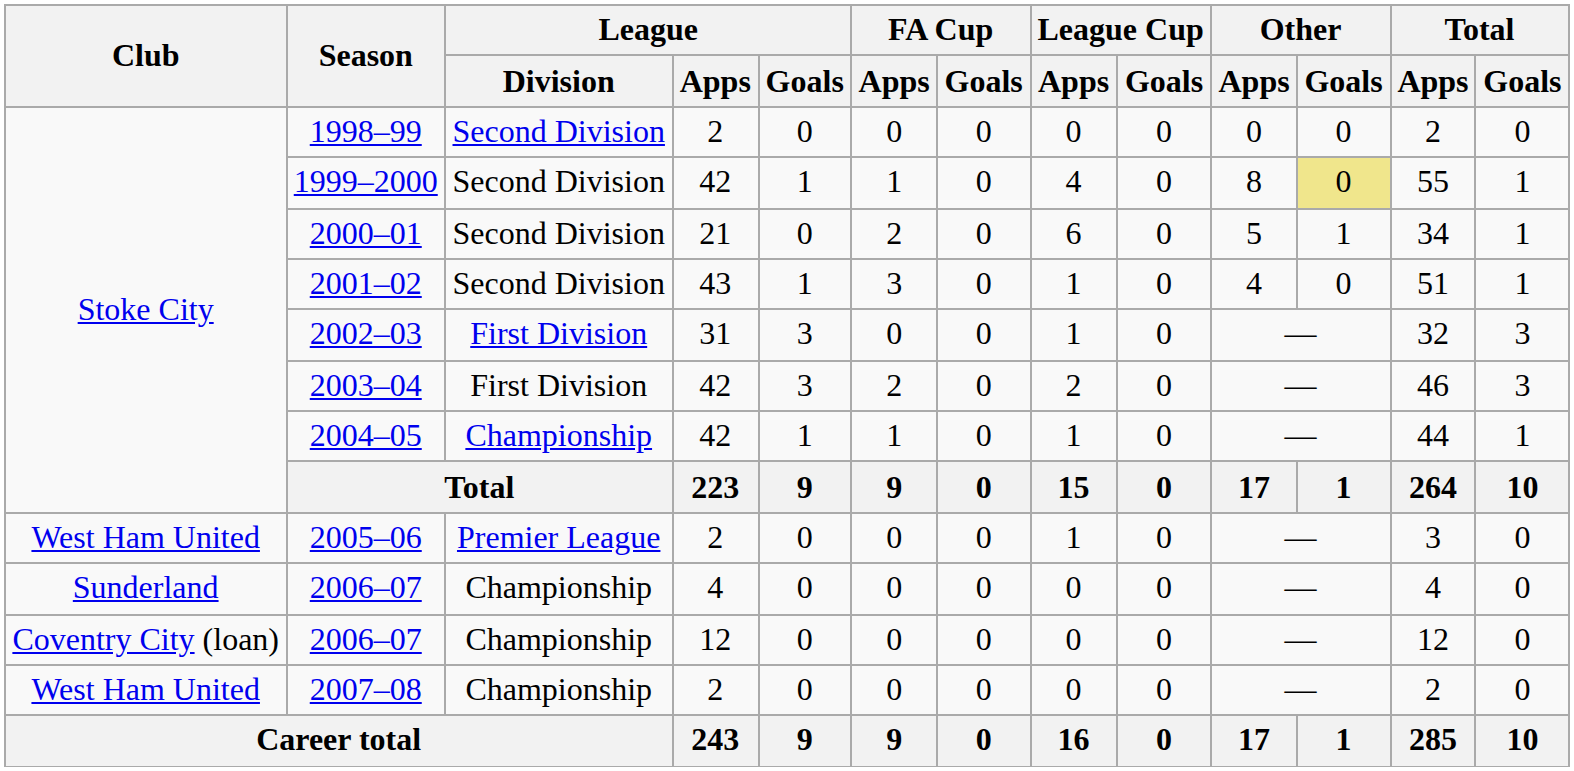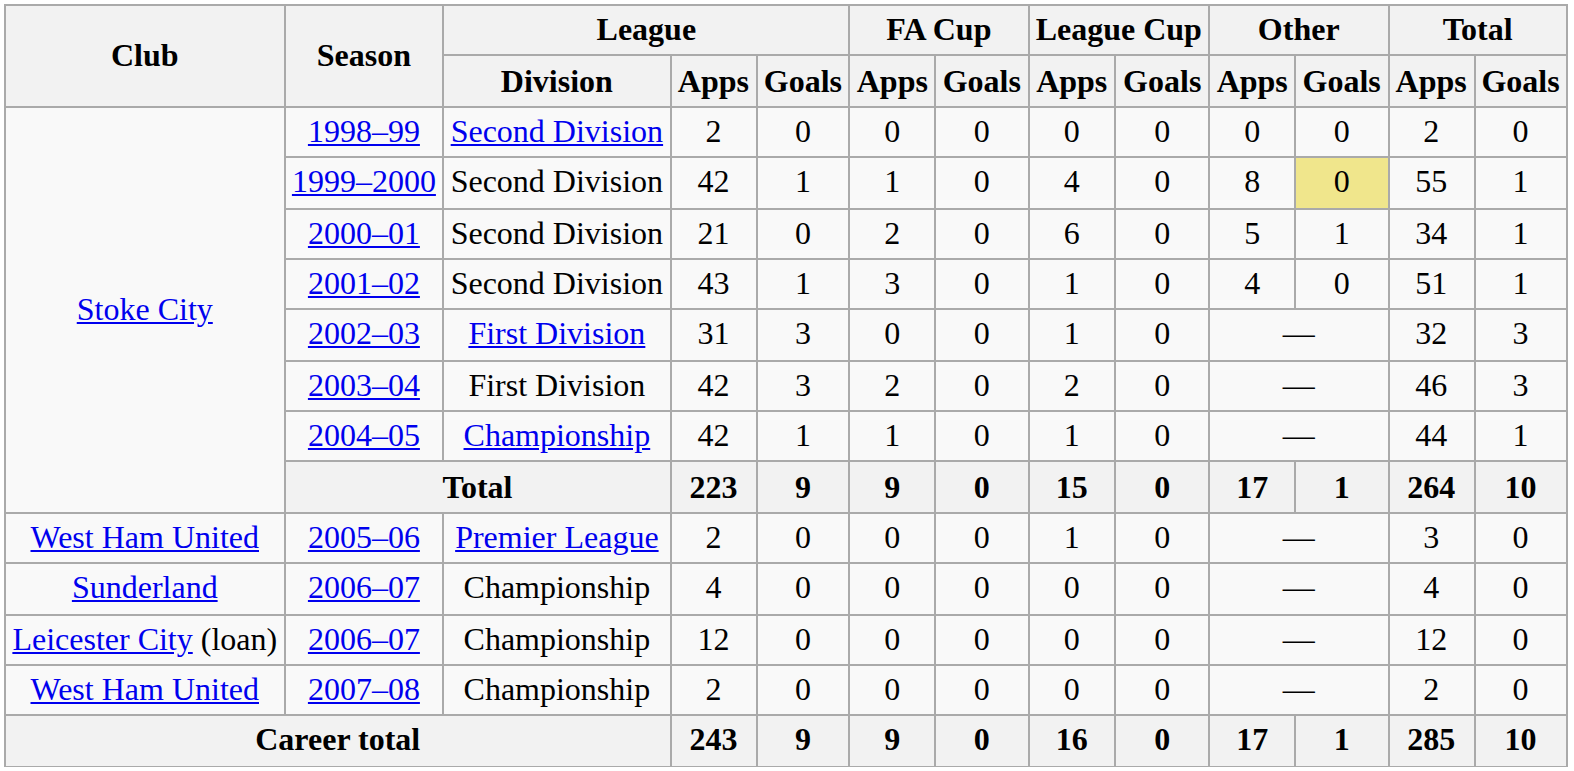(146, 638) Coventry City (loan) -> (145, 638) Leicester City (loan)
